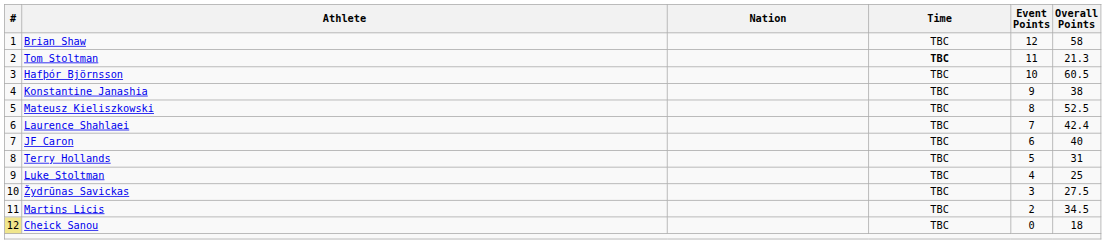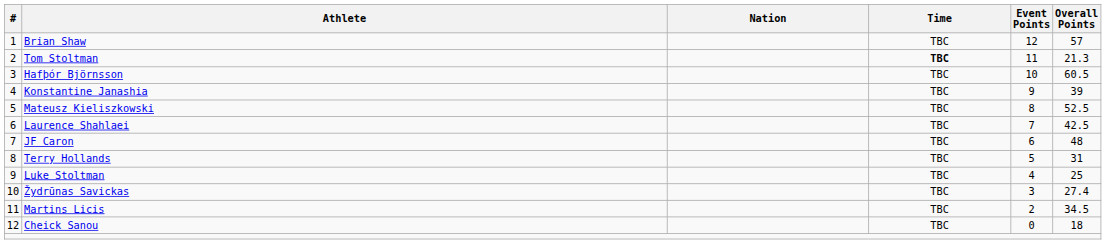(1077, 41) 58 -> (1077, 41) 57
(1077, 92) 38 -> (1077, 92) 39
(1077, 125) 42.4 -> (1077, 125) 42.5
(1077, 142) 40 -> (1077, 142) 48
(1077, 192) 27.5 -> (1077, 192) 27.4
(13, 225) khaki background -> (13, 225) no background
